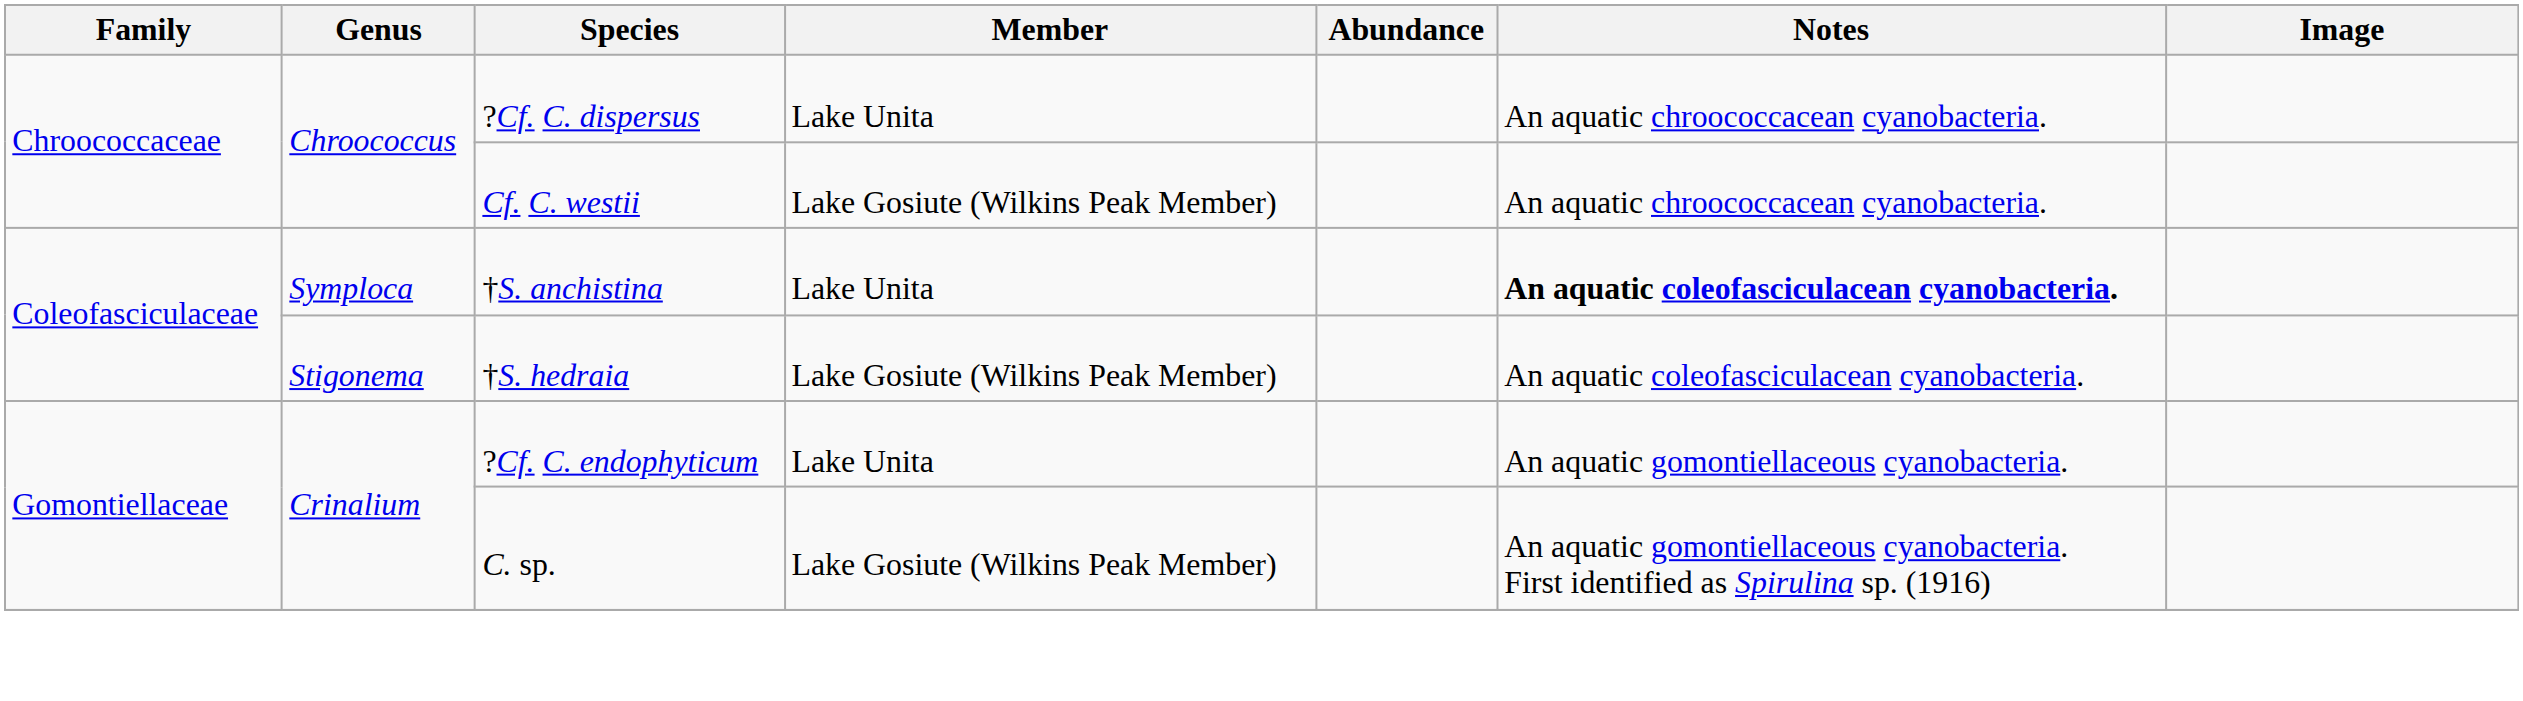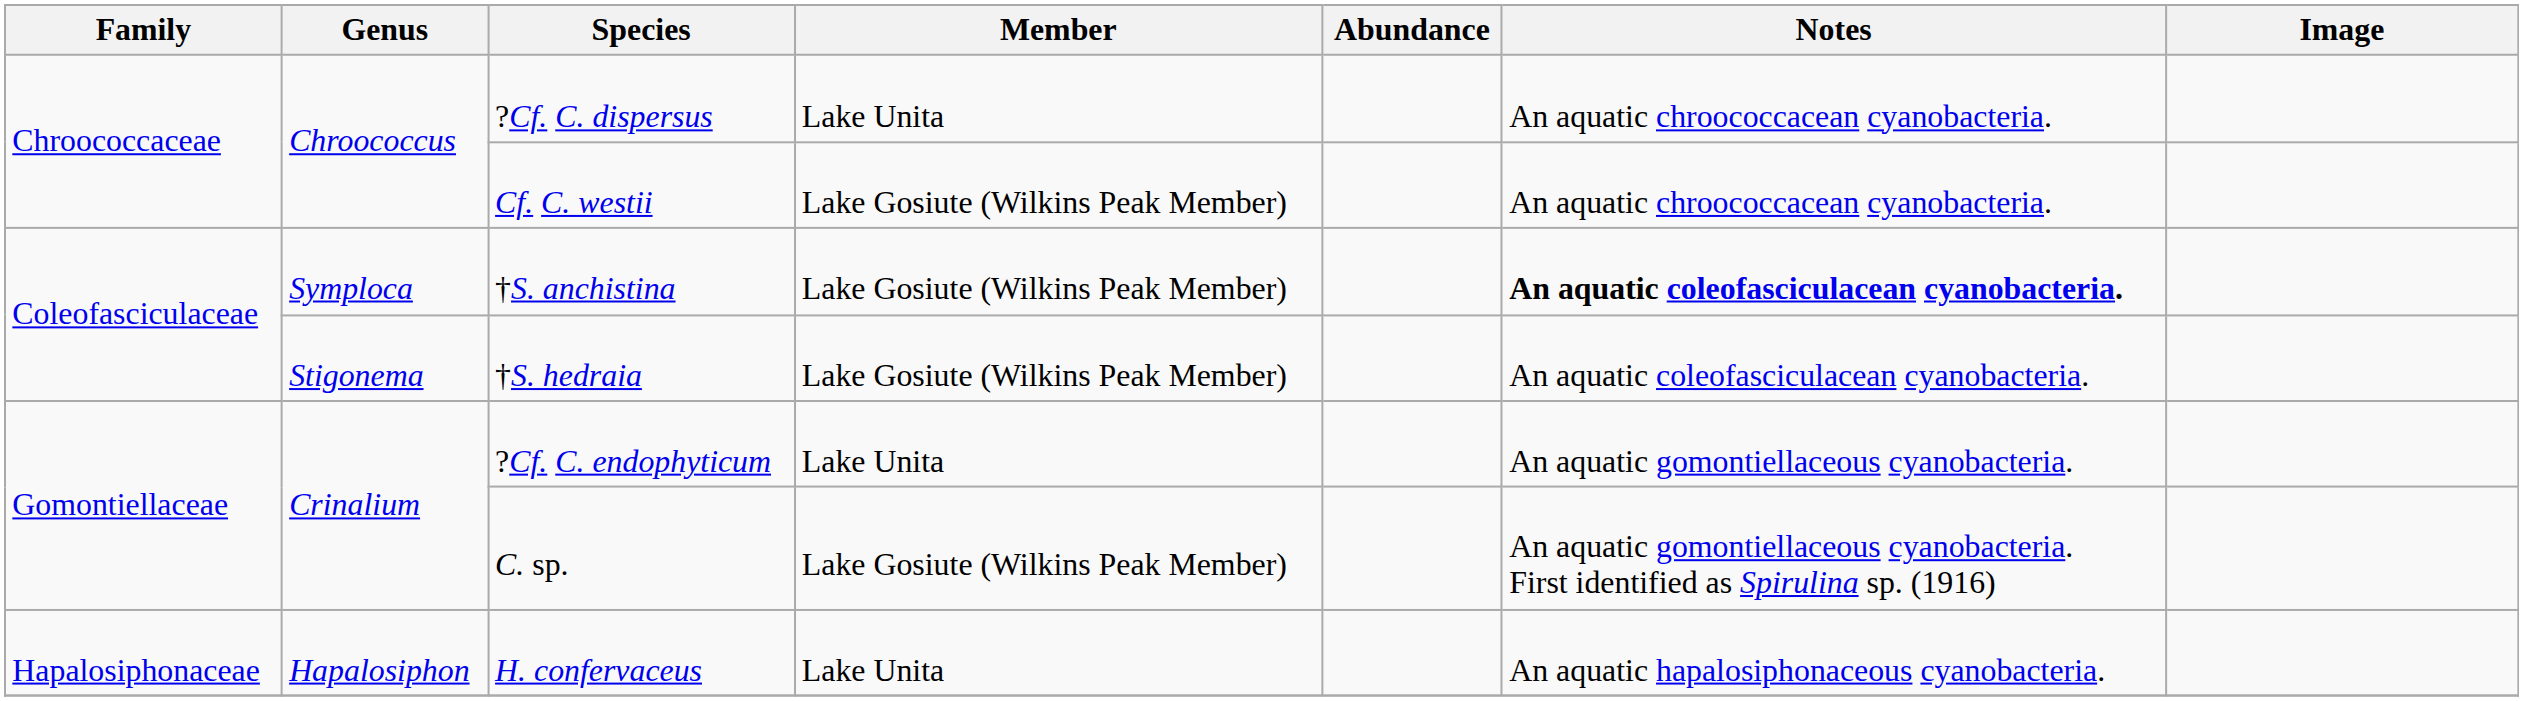(863, 288) Lake Unita -> (1044, 288) Lake Gosiute (Wilkins Peak Member)
+ row: (599, 669)
